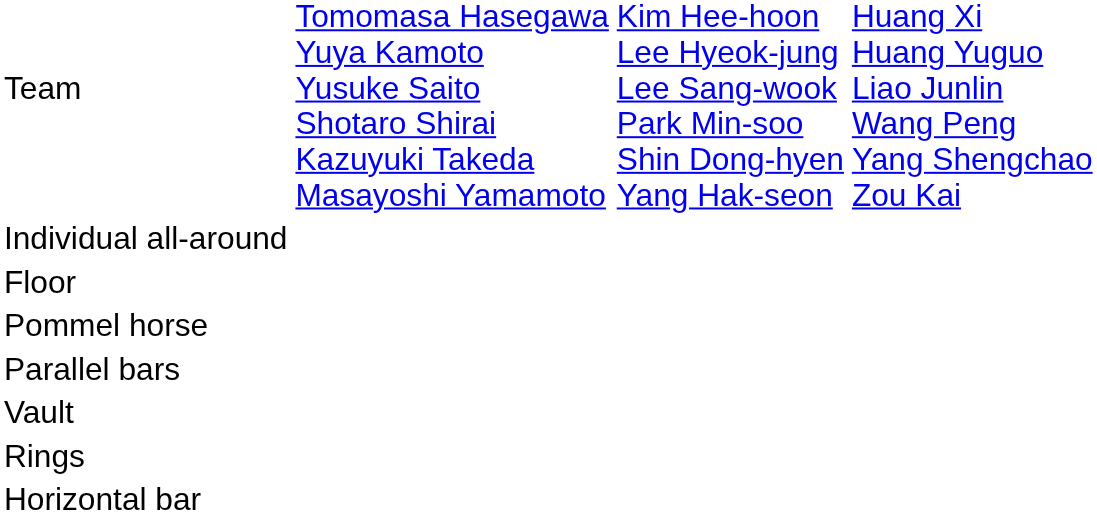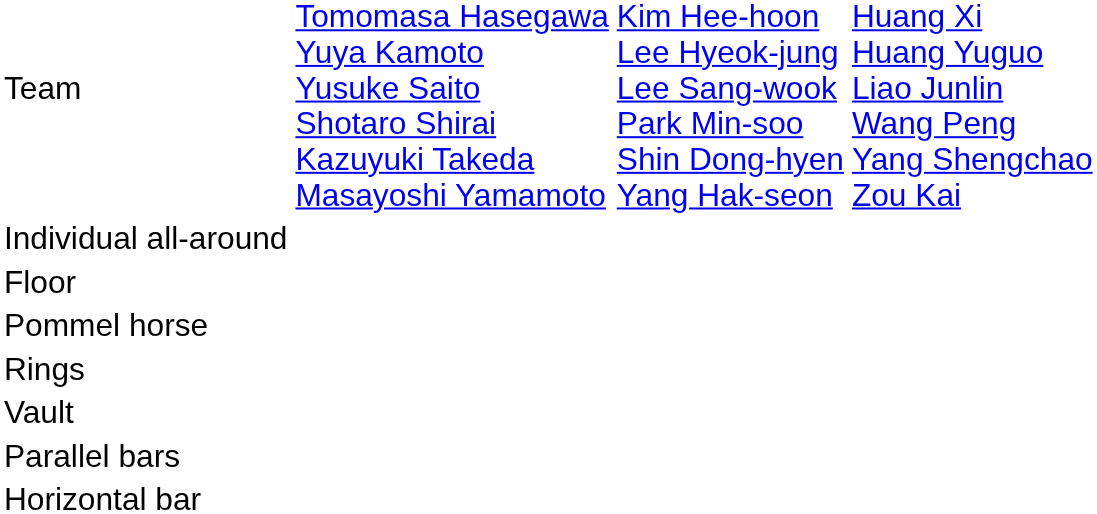rows swapped: (44, 456) <-> (92, 369)
